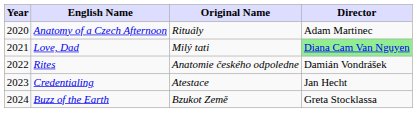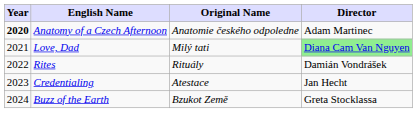(18, 30) normal -> (18, 30) bold
(188, 30) Rituály -> (235, 30) Anatomie českého odpoledne
(235, 64) Anatomie českého odpoledne -> (188, 64) Rituály
